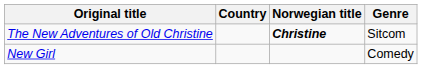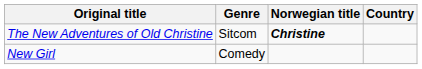columns swapped: (242, 14) <-> (391, 14)
